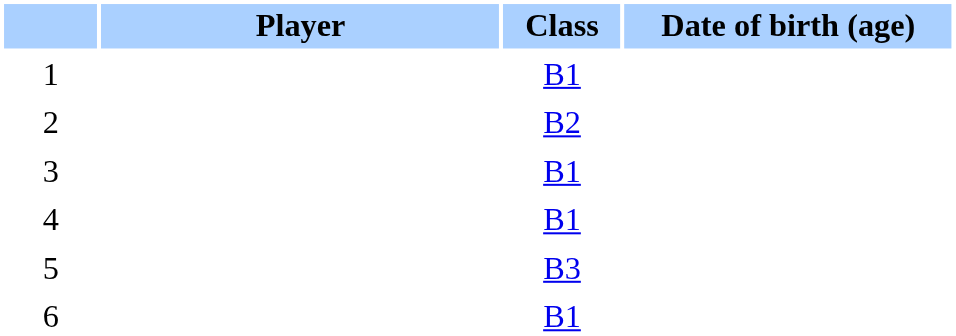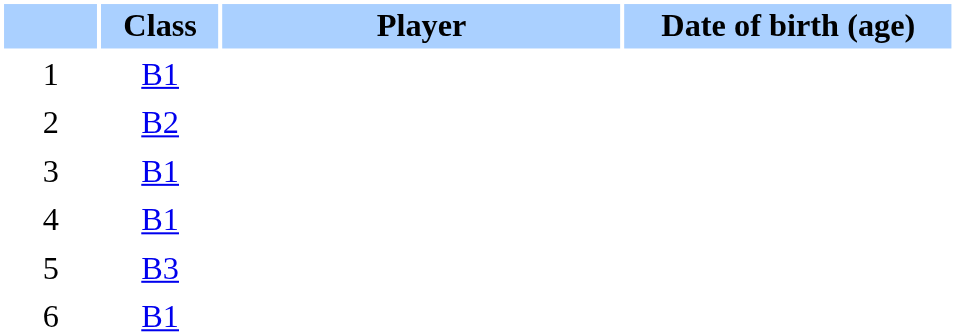columns swapped: (301, 25) <-> (562, 25)
